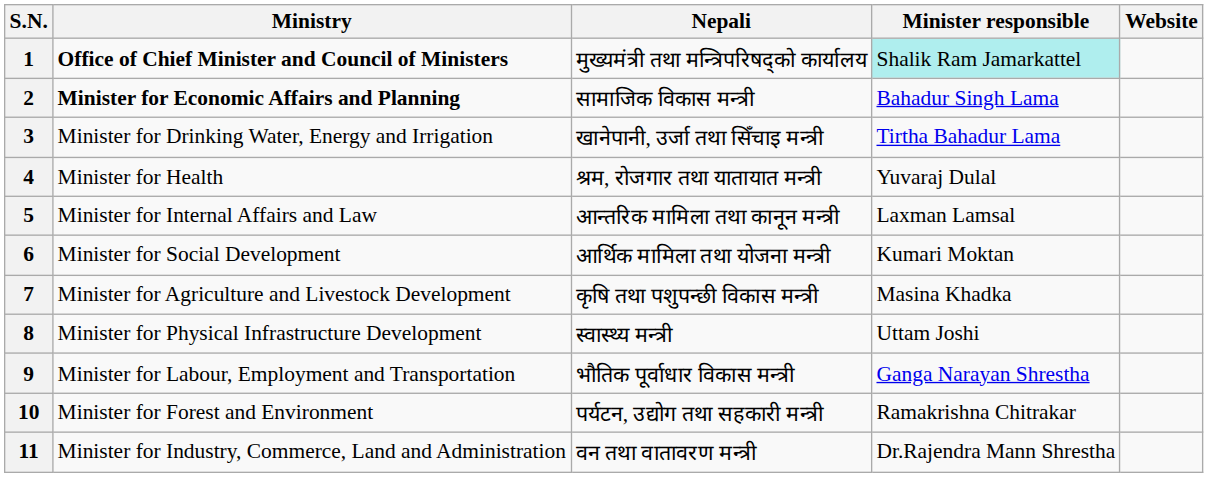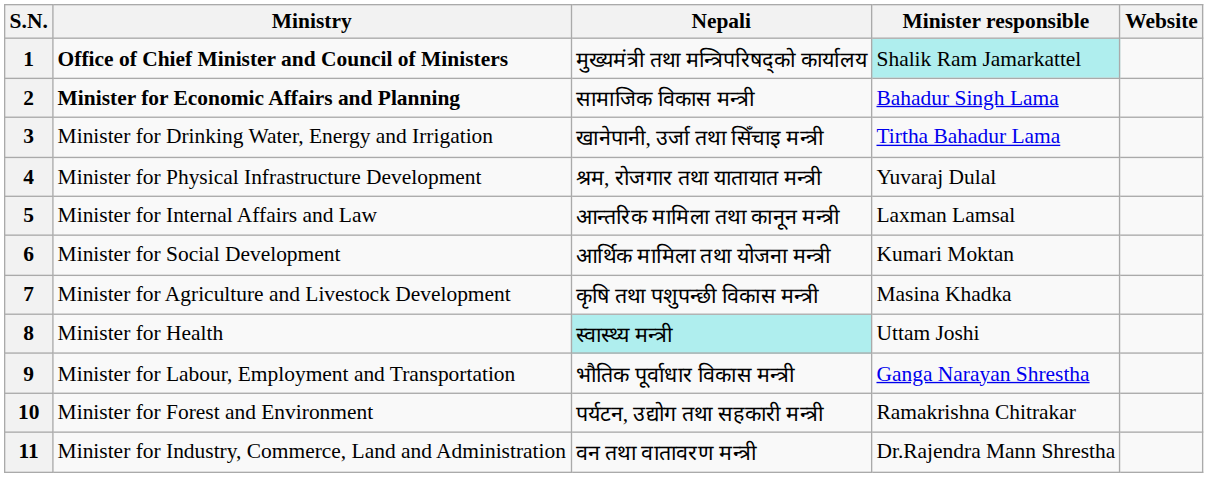(140, 176) Minister for Health -> (270, 176) Minister for Physical Infrastructure Development
(270, 333) Minister for Physical Infrastructure Development -> (140, 333) Minister for Health
(624, 335) no background -> (624, 335) paleturquoise background
